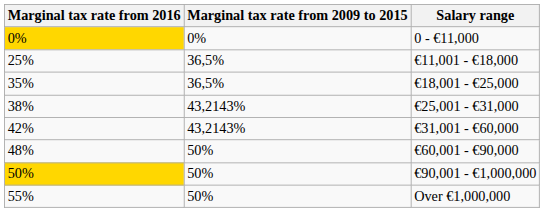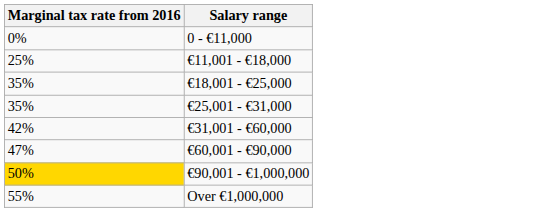- column: (297, 15)
(17, 38) gold background -> (17, 38) no background
(21, 106) 38% -> (21, 106) 35%
(21, 151) 48% -> (21, 151) 47%
